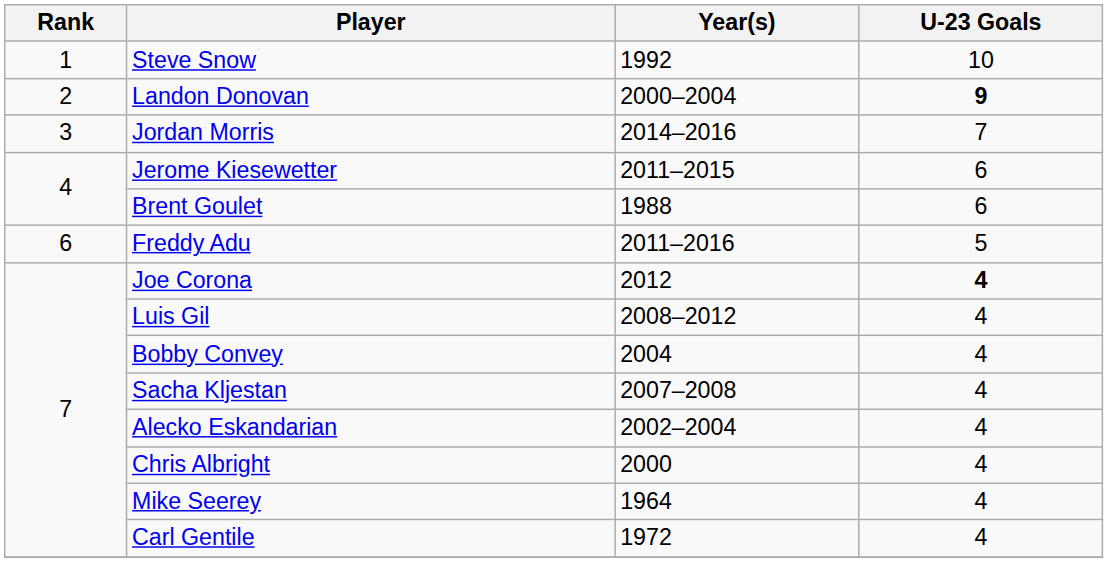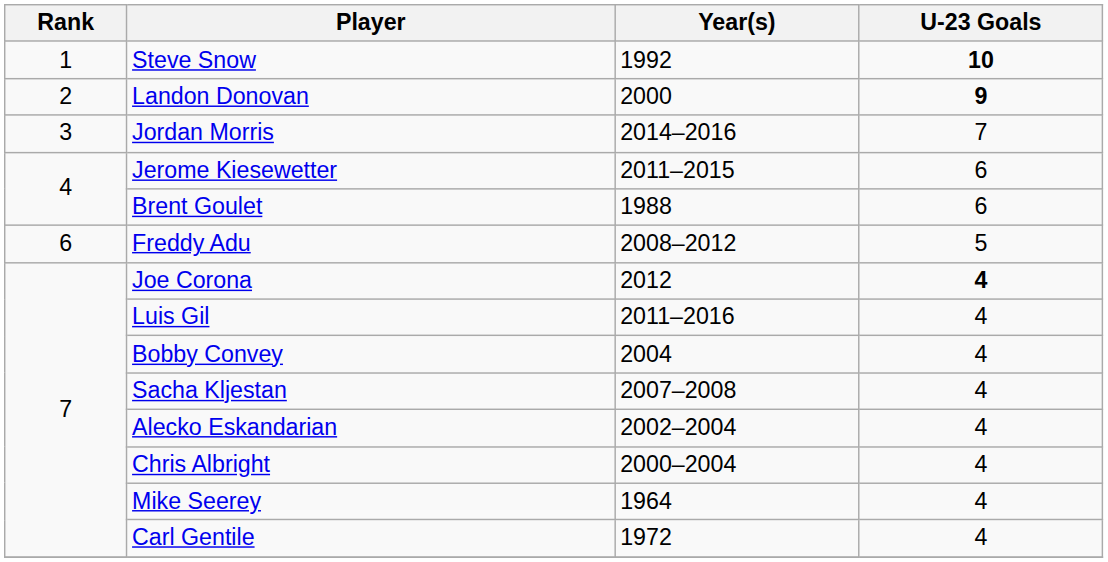(981, 59) normal -> (981, 59) bold
(678, 96) 2000–2004 -> (646, 96) 2000
(677, 243) 2011–2016 -> (678, 243) 2008–2012
(678, 317) 2008–2012 -> (677, 317) 2011–2016
(646, 464) 2000 -> (678, 464) 2000–2004
